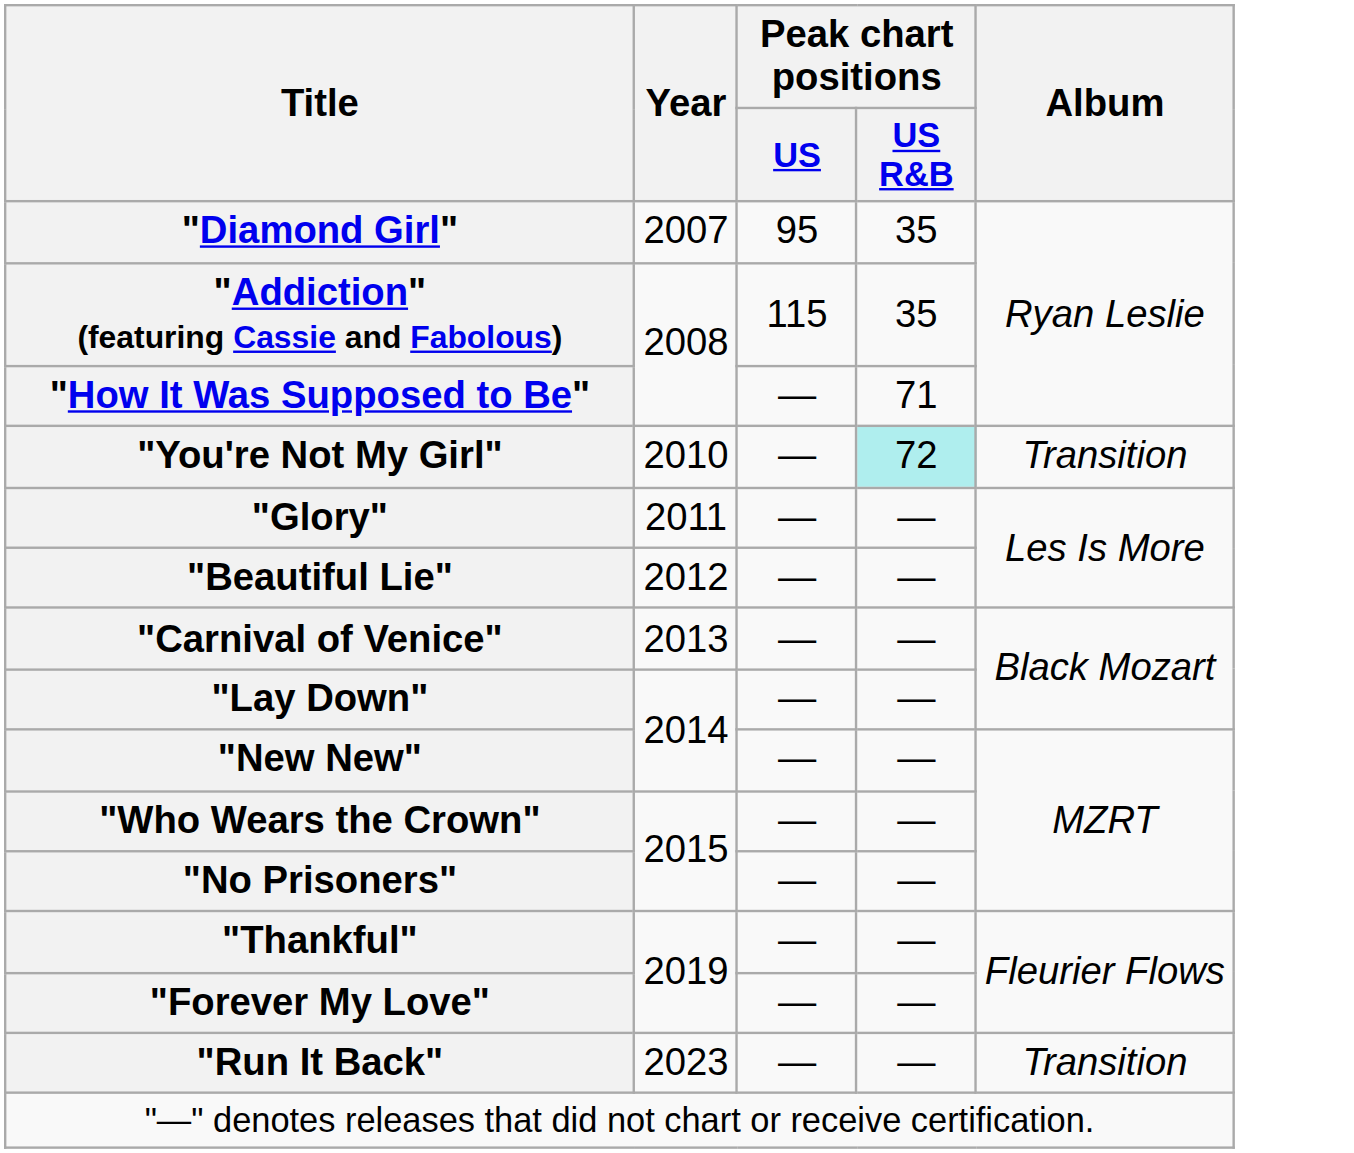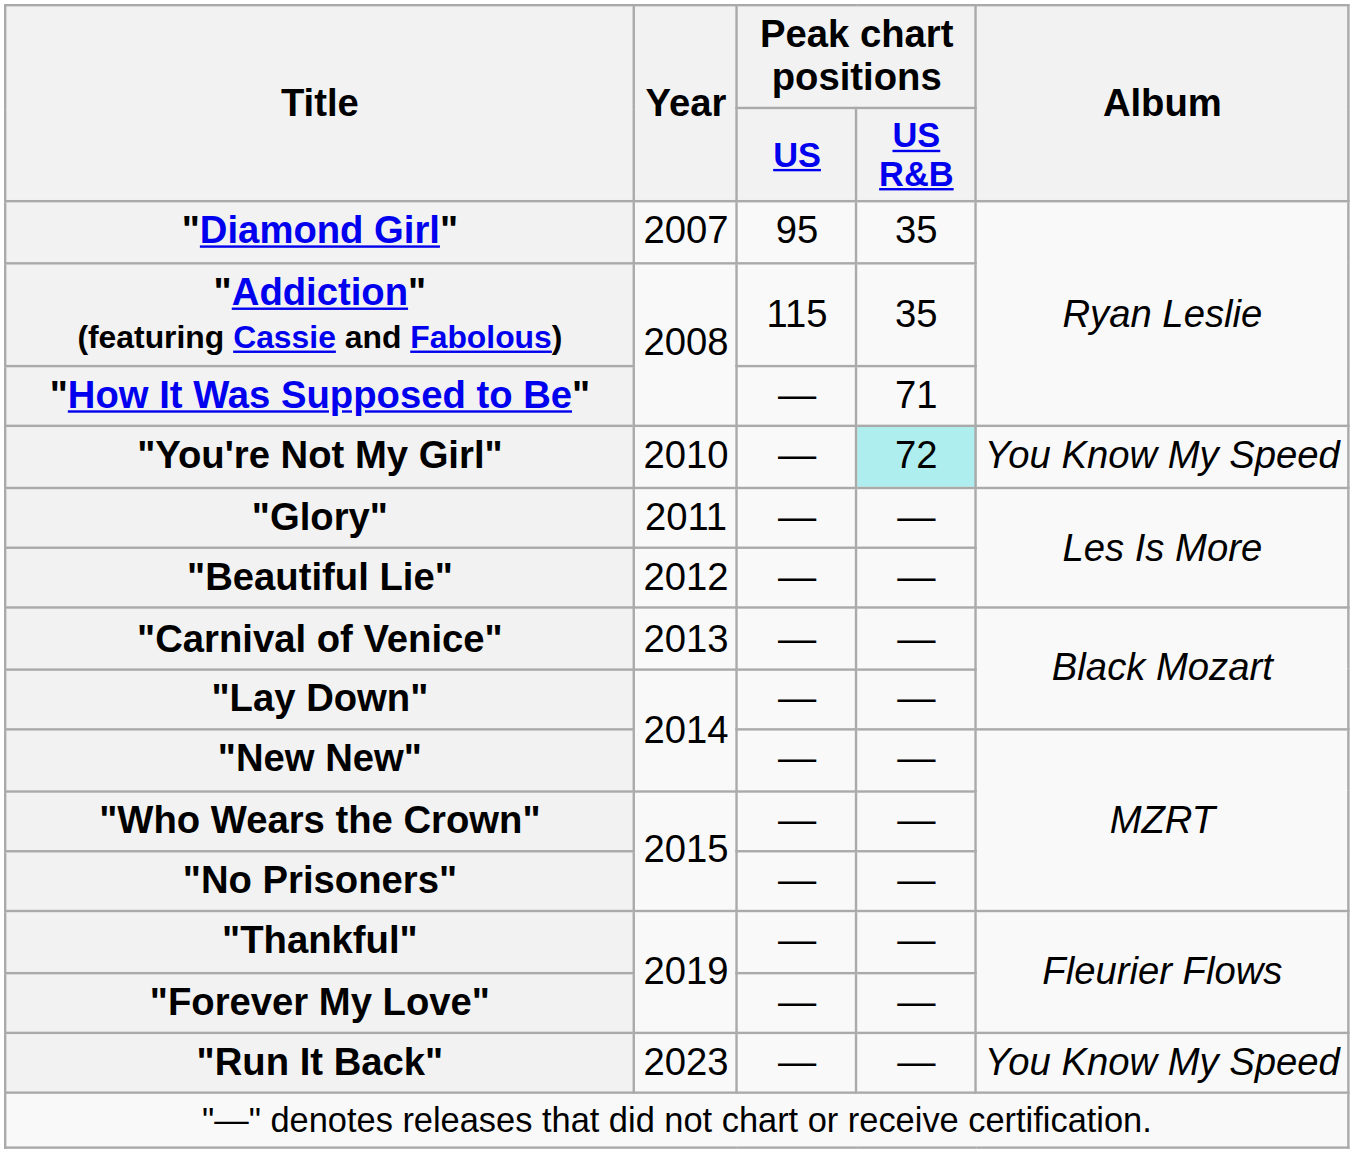(1105, 456) Transition -> (1162, 456) You Know My Speed
(1105, 1062) Transition -> (1162, 1062) You Know My Speed
